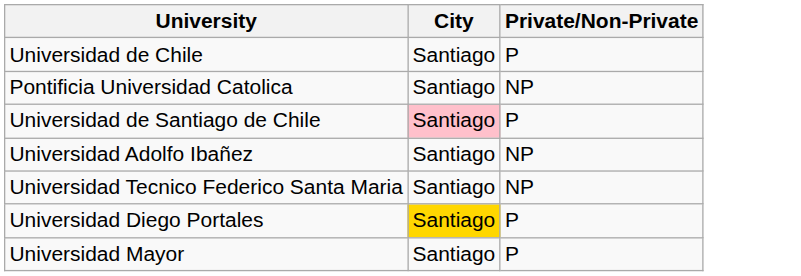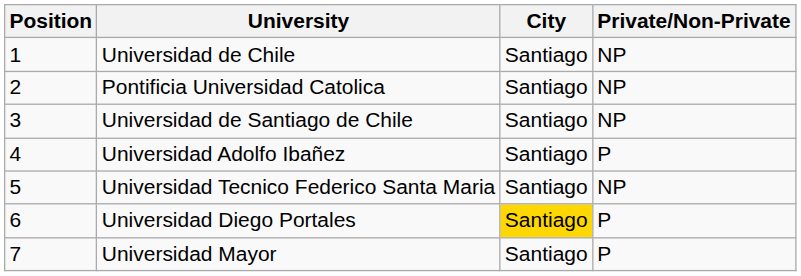+ column: (51, 21)
(512, 54) P -> (612, 54) NP
(454, 120) pink background -> (546, 120) no background
(512, 120) P -> (612, 120) NP
(520, 154) NP -> (604, 154) P
